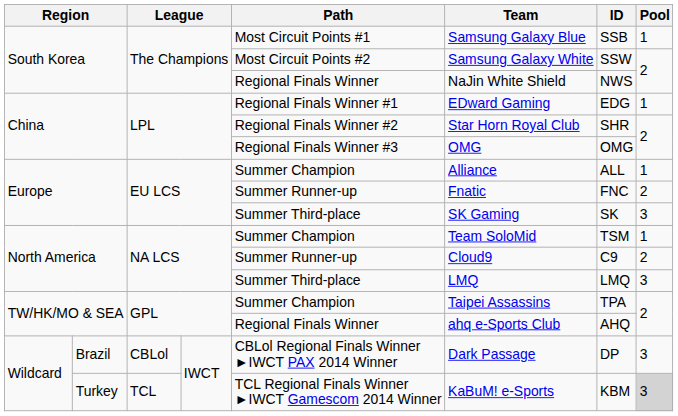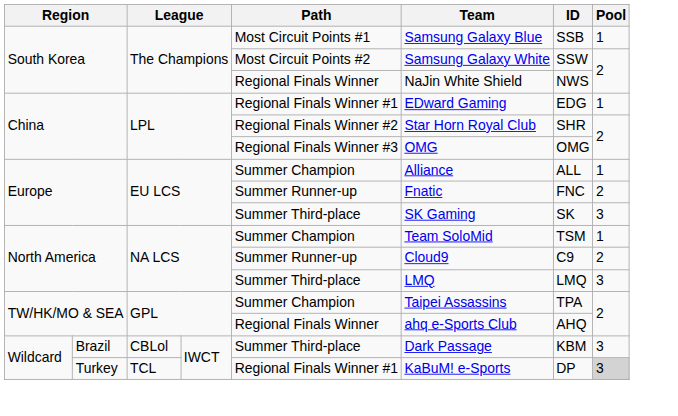(328, 354) CBLol Regional Finals Winner ►IWCT PAX 2014 Winner -> (298, 346) Summer Third-place
(610, 354) DP -> (571, 346) KBM
(338, 392) TCL Regional Finals Winner ►IWCT Gamescom 2014 Winner -> (316, 368) Regional Finals Winner #1
(615, 392) KBM -> (566, 368) DP
